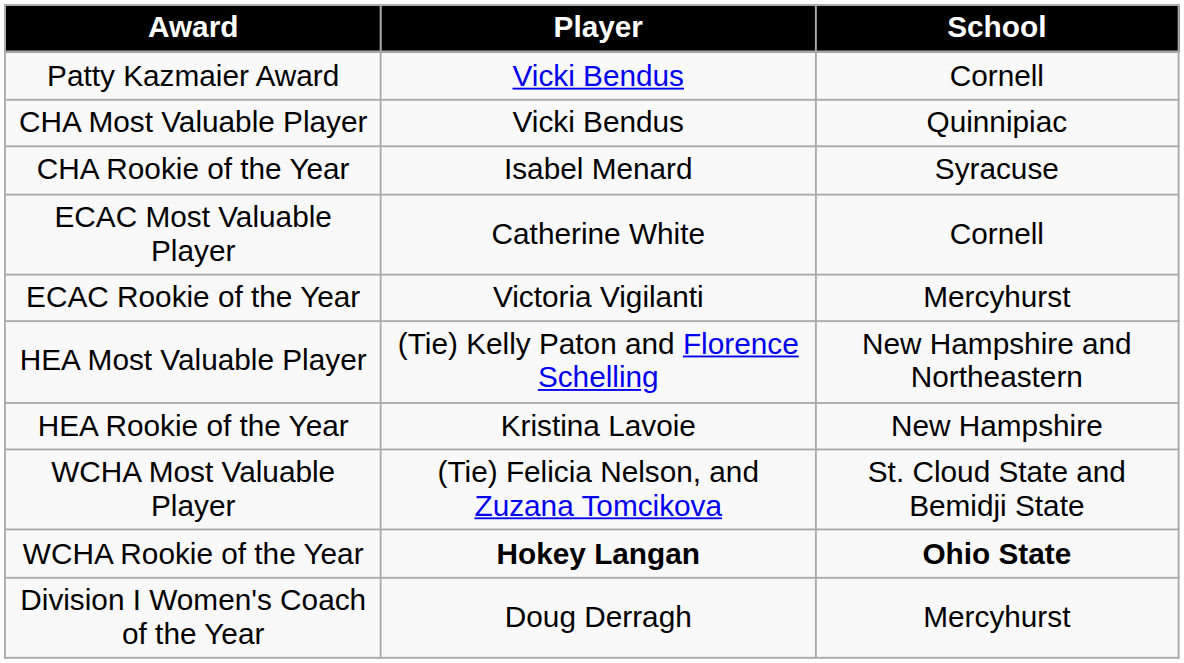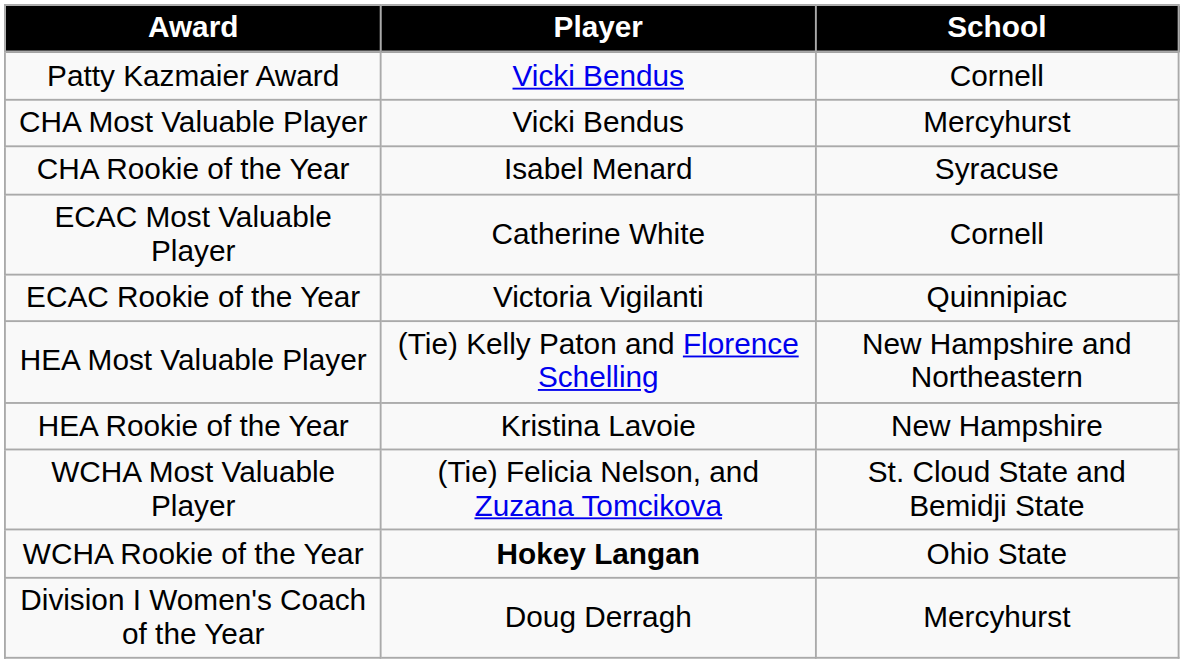(997, 122) Quinnipiac -> (997, 122) Mercyhurst
(997, 297) Mercyhurst -> (997, 297) Quinnipiac
(997, 553) bold -> (997, 553) normal
